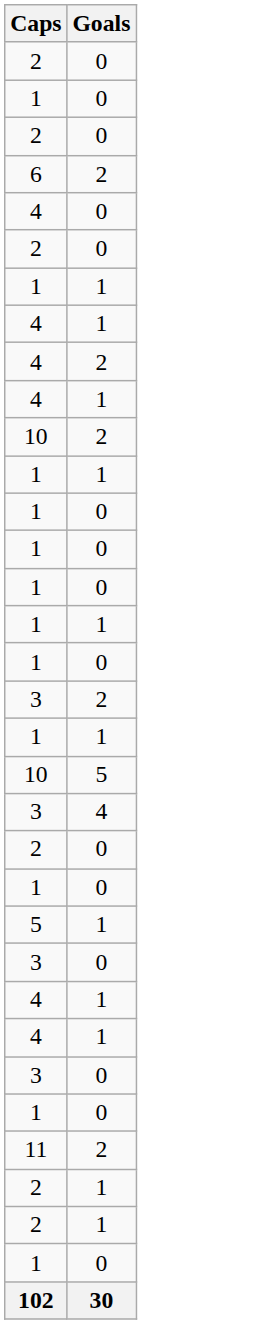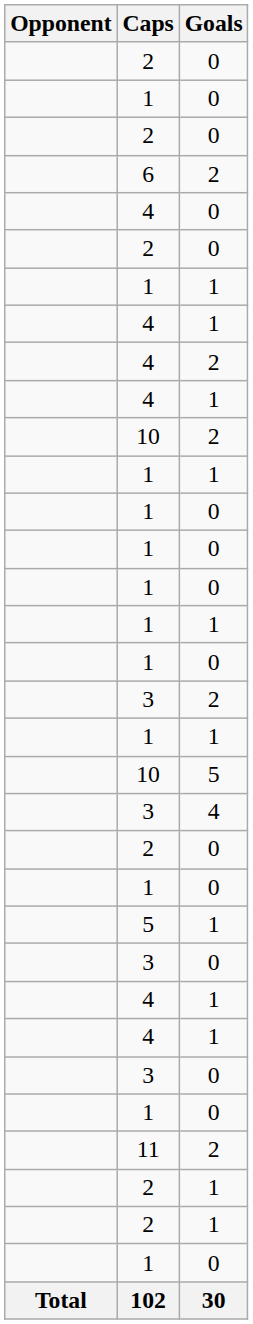+ column: (61, 23)
